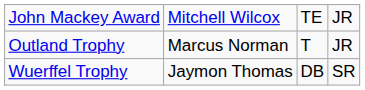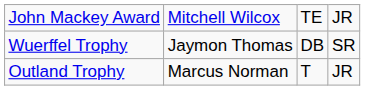rows swapped: (66, 44) <-> (68, 71)
